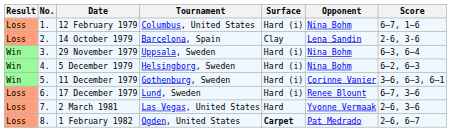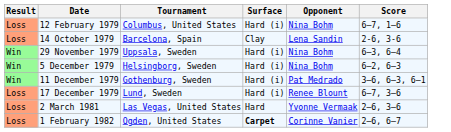- column: (47, 11)
(342, 79) Corinne Vanier -> (316, 79) Pat Medrado
(334, 120) Pat Medrado -> (323, 120) Corinne Vanier
